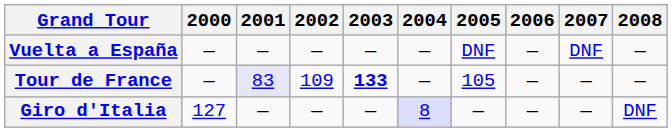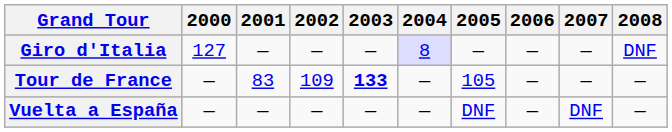rows swapped: (93, 112) <-> (93, 50)
(263, 81) lavender background -> (263, 81) no background
